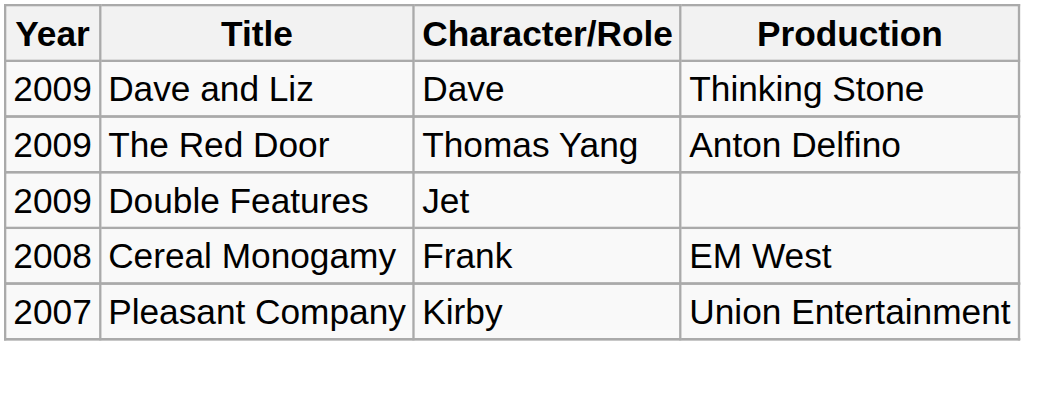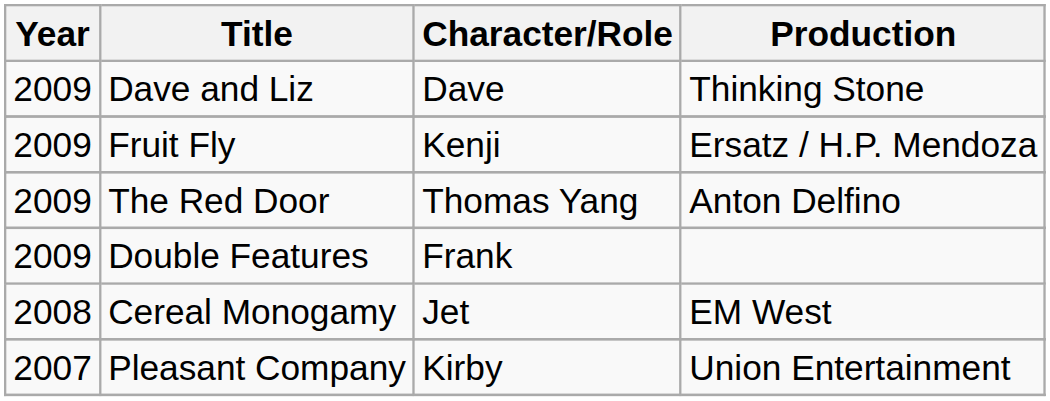+ row: (172, 145)
(446, 201) Jet -> (467, 257) Frank
(467, 257) Frank -> (446, 312) Jet
